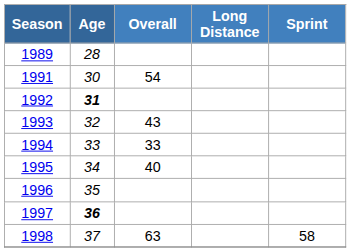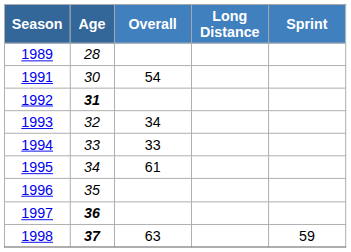(153, 122) 43 -> (153, 122) 34
(153, 168) 40 -> (153, 168) 61
(92, 236) normal -> (92, 236) bold
(307, 236) 58 -> (307, 236) 59
